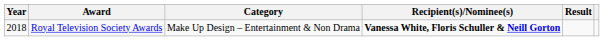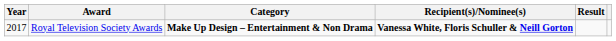(17, 28) 2018 -> (17, 28) 2017
(263, 28) normal -> (270, 28) bold
